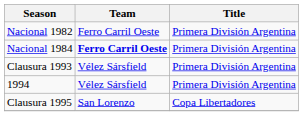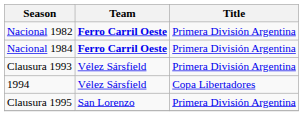(118, 31) normal -> (122, 31) bold
(234, 84) Primera División Argentina -> (214, 84) Copa Libertadores
(214, 102) Copa Libertadores -> (234, 102) Primera División Argentina
